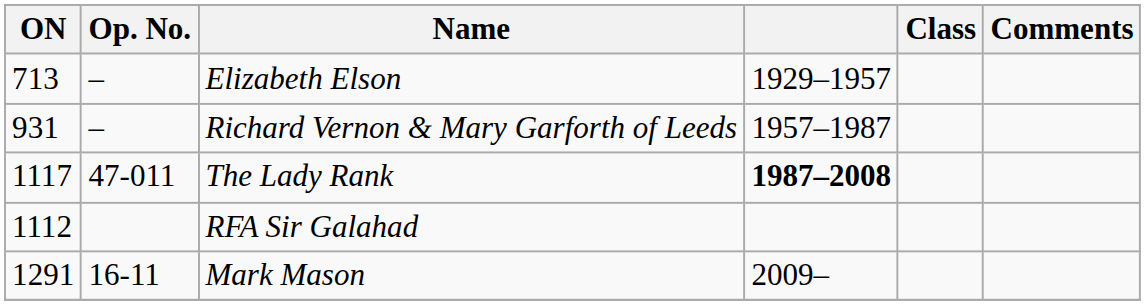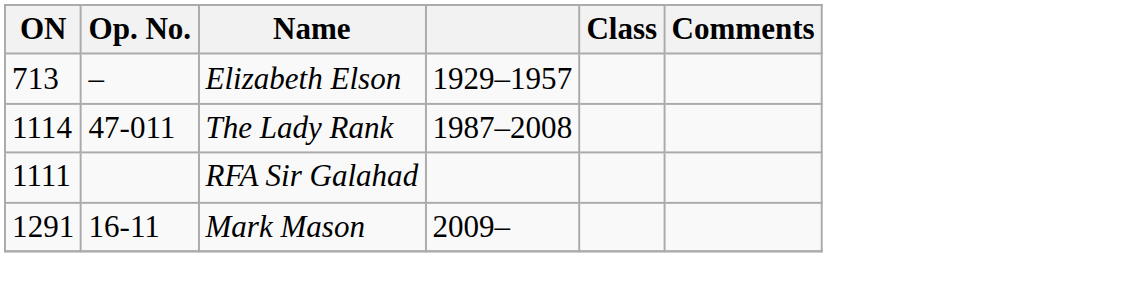- row: (471, 127)
(42, 176) 1117 -> (42, 127) 1114
(821, 176) bold -> (502, 127) normal
(42, 226) 1112 -> (41, 176) 1111
